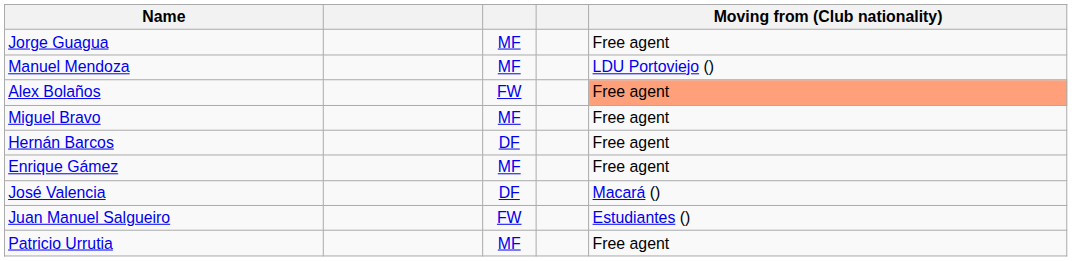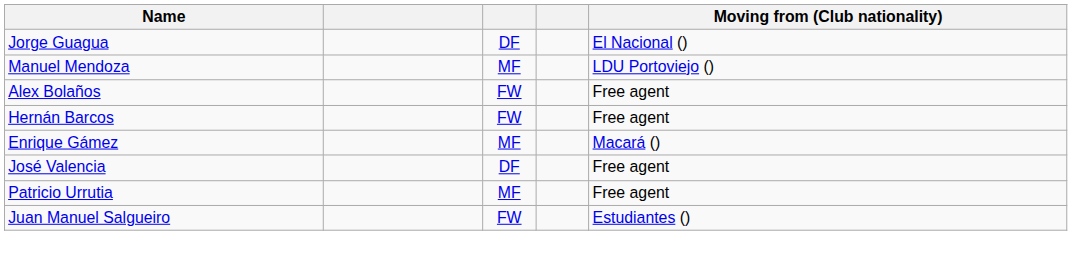(509, 42) MF -> (509, 42) DF
(631, 42) Free agent -> (640, 42) El Nacional ()
(631, 92) lightsalmon background -> (631, 92) no background
- row: (54, 117)
(509, 142) DF -> (509, 117) FW
(631, 167) Free agent -> (626, 142) Macará ()
(626, 192) Macará () -> (631, 167) Free agent
rows swapped: (89, 218) <-> (61, 243)
